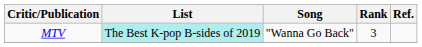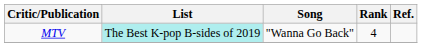(374, 33) 3 -> (374, 33) 4
